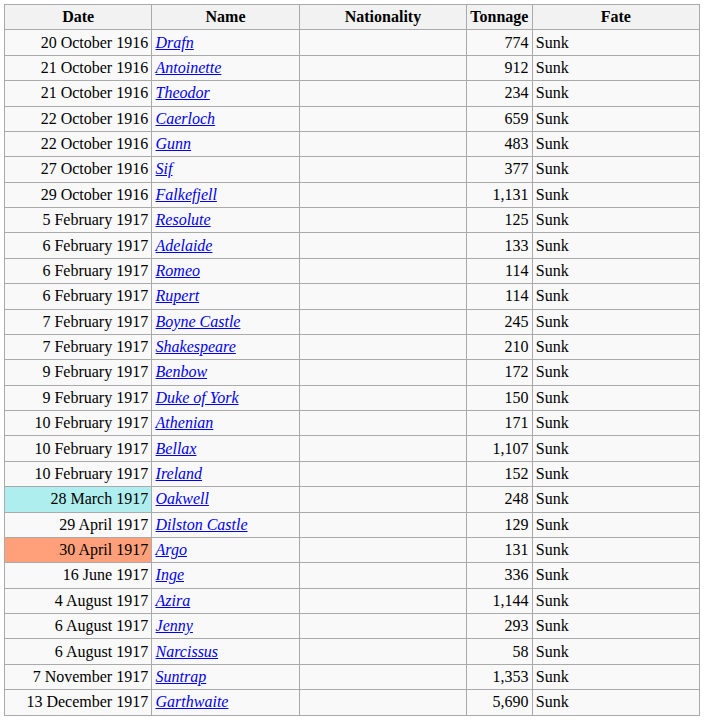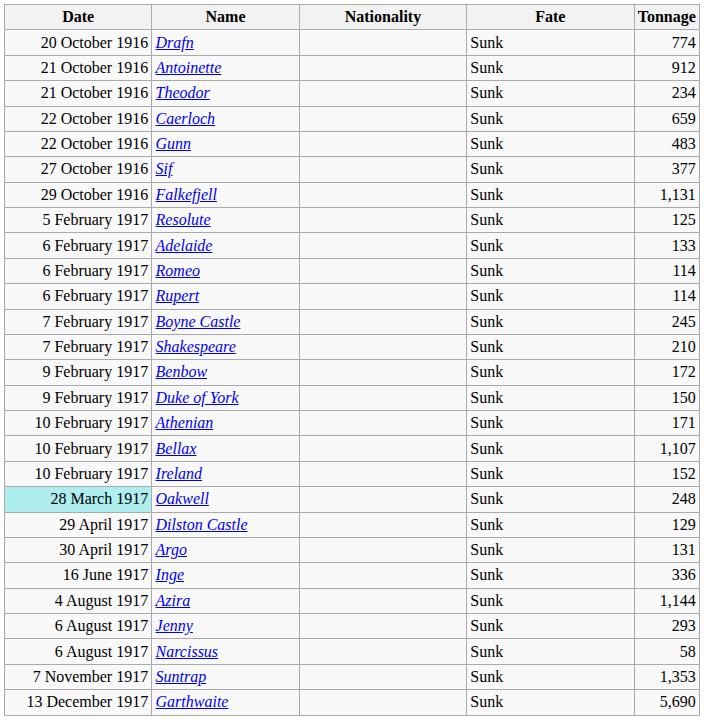columns swapped: (499, 17) <-> (616, 17)
(104, 550) lightsalmon background -> (104, 550) no background
